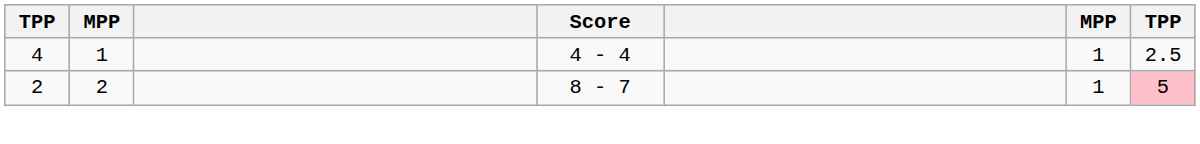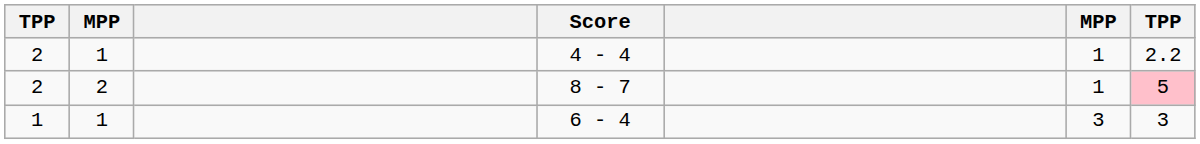(37, 55) 4 -> (37, 55) 2
(1163, 55) 2.5 -> (1163, 55) 2.2
+ row: (600, 121)
